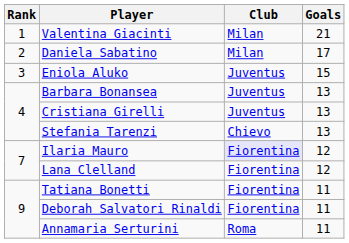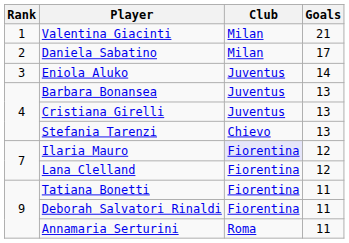(323, 73) 15 -> (323, 73) 14
